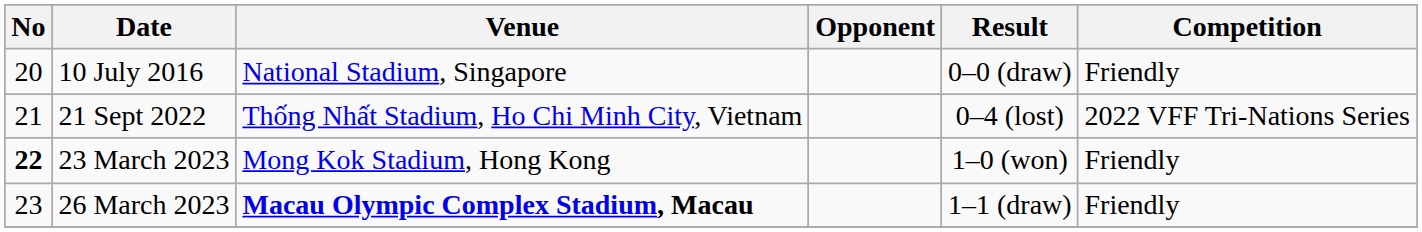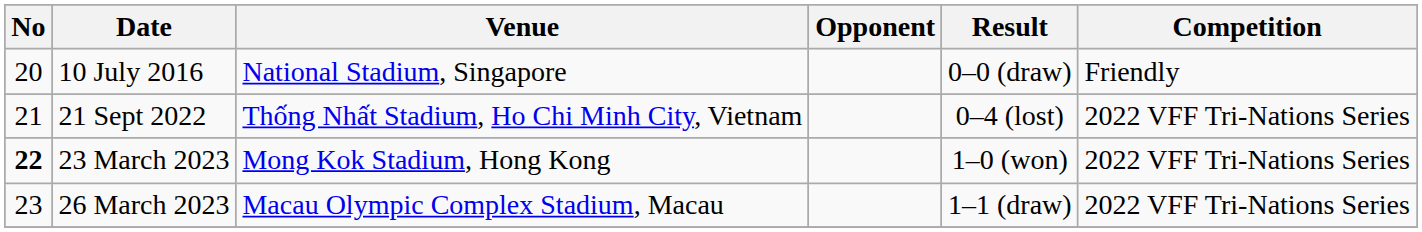(1132, 159) Friendly -> (1247, 159) 2022 VFF Tri-Nations Series
(498, 204) bold -> (483, 204) normal
(1132, 204) Friendly -> (1247, 204) 2022 VFF Tri-Nations Series
